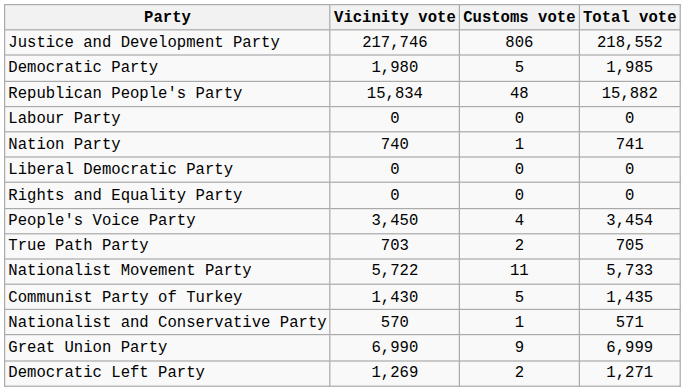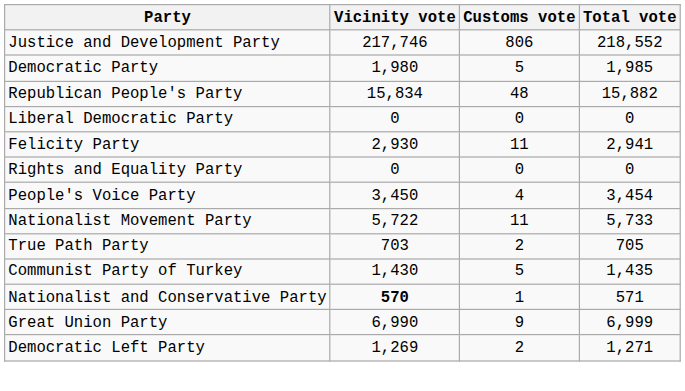- row: (64, 119)
- row: (64, 144)
+ row: (74, 144)
rows swapped: (130, 272) <-> (79, 246)
(395, 322) normal -> (395, 297) bold
